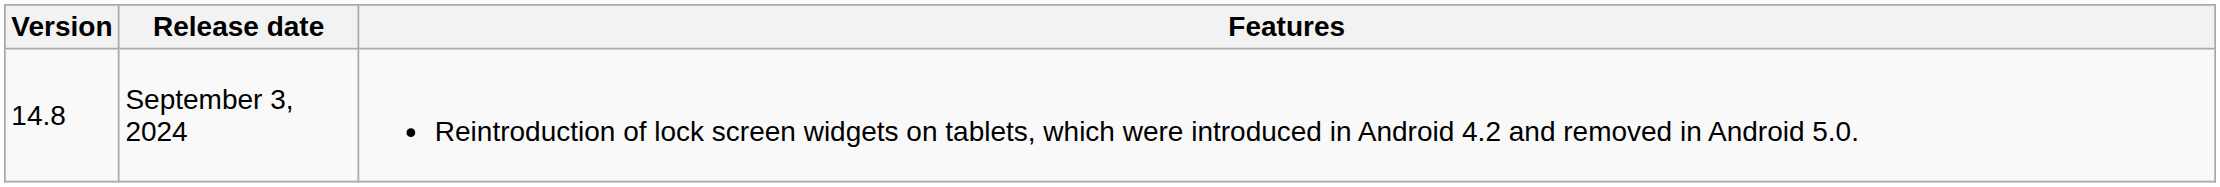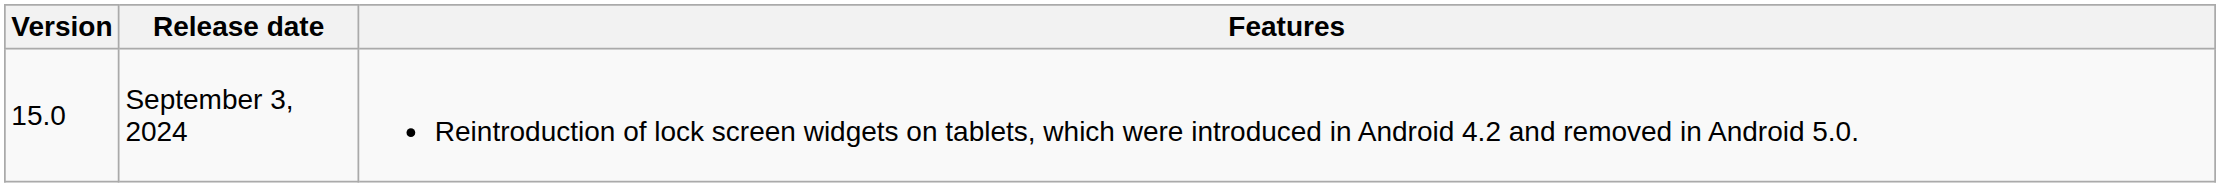(39, 114) 14.8 -> (39, 114) 15.0
